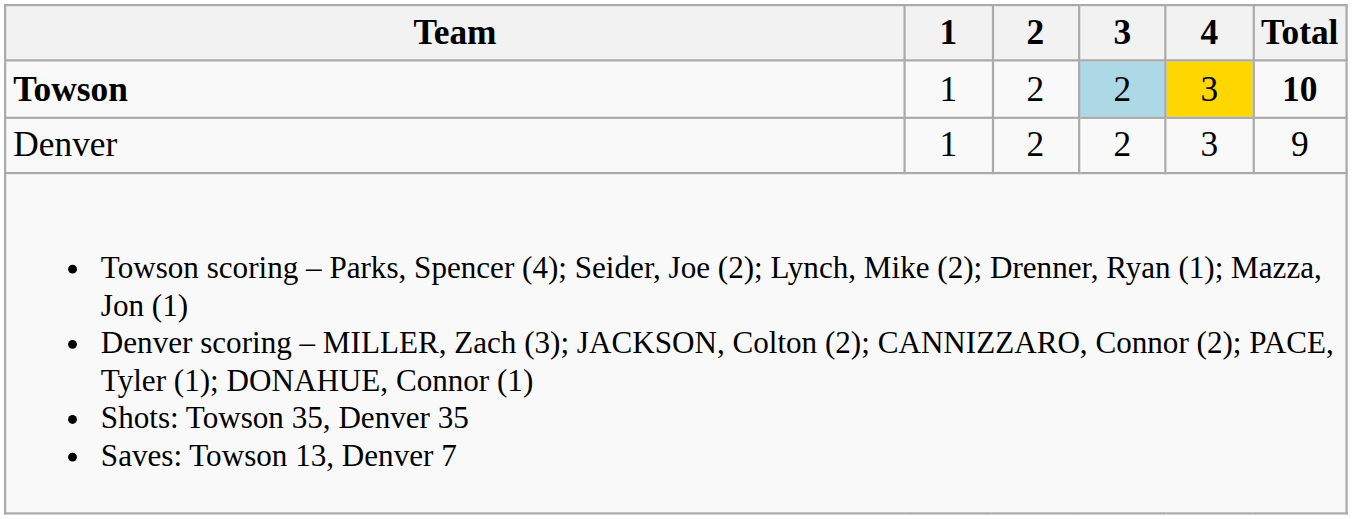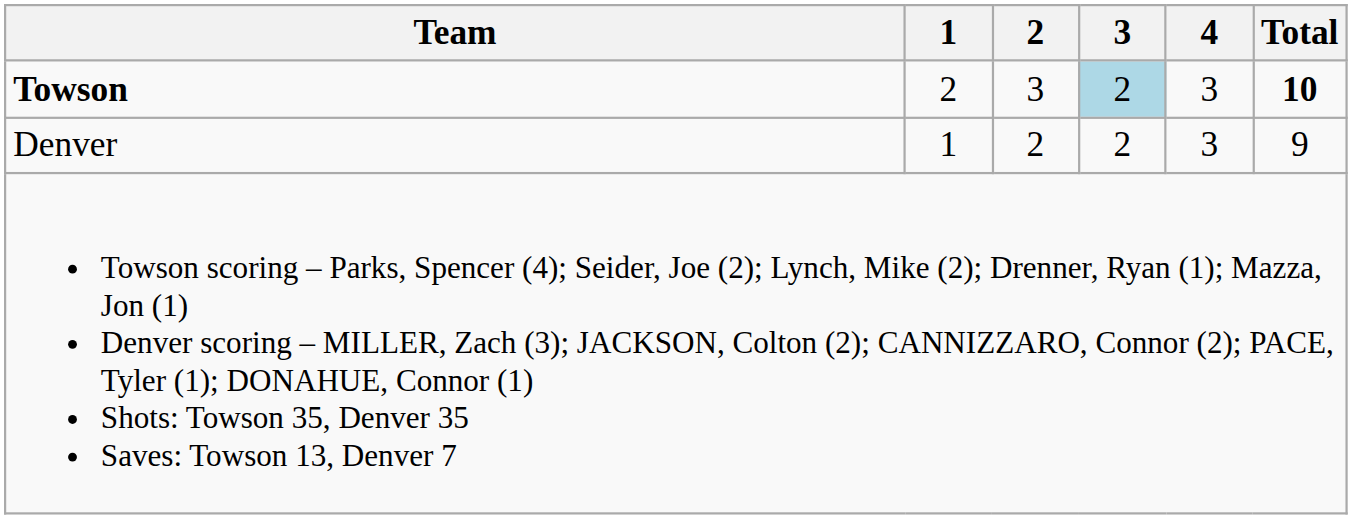(948, 88) 1 -> (948, 88) 2
(1035, 88) 2 -> (1035, 88) 3
(1209, 88) gold background -> (1209, 88) no background
